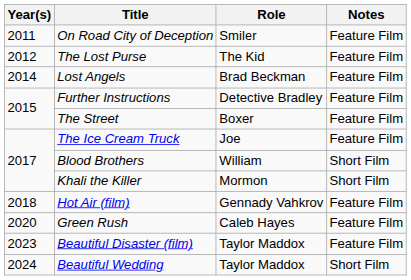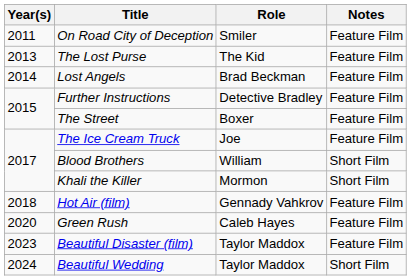(22, 56) 2012 -> (22, 56) 2013
